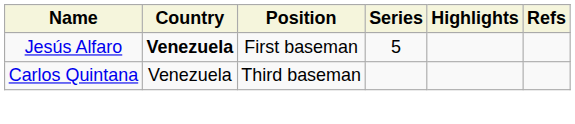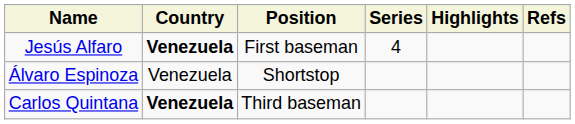(396, 47) 5 -> (396, 47) 4
+ row: (73, 75)
(190, 75) normal -> (190, 103) bold
